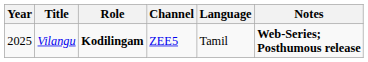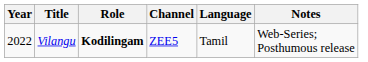(20, 40) 2025 -> (20, 40) 2022
(309, 40) bold -> (306, 40) normal
